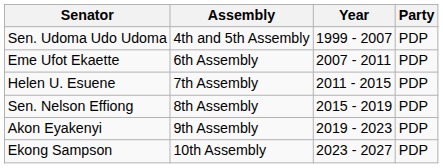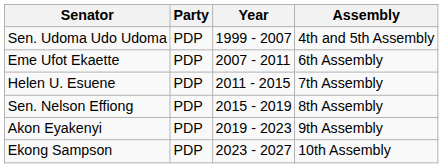columns swapped: (417, 15) <-> (241, 15)
